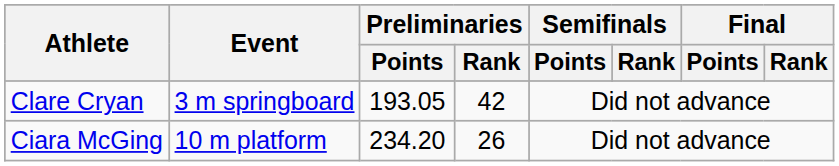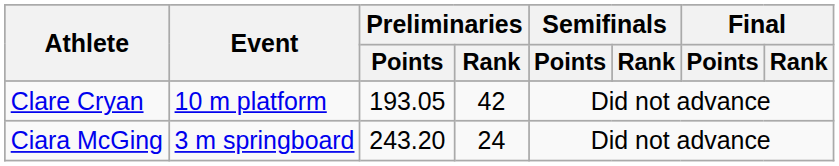(265, 101) 3 m springboard -> (251, 101) 10 m platform
(251, 141) 10 m platform -> (265, 141) 3 m springboard
(407, 141) 234.20 -> (407, 141) 243.20
(491, 141) 26 -> (491, 141) 24
